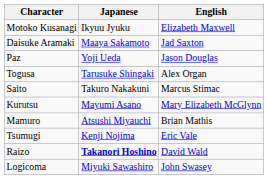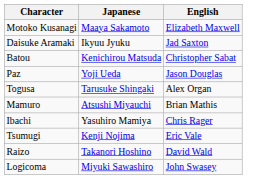(106, 27) Ikyuu Jyuku -> (115, 27) Maaya Sakamoto
(115, 43) Maaya Sakamoto -> (106, 43) Ikyuu Jyuku
+ row: (18, 58)
- row: (17, 89)
- row: (22, 105)
+ row: (19, 120)
(119, 151) bold -> (116, 151) normal
